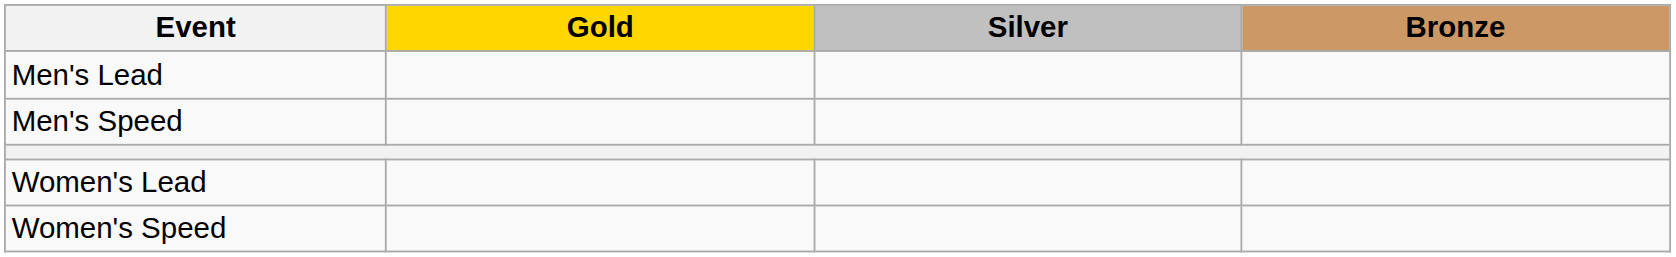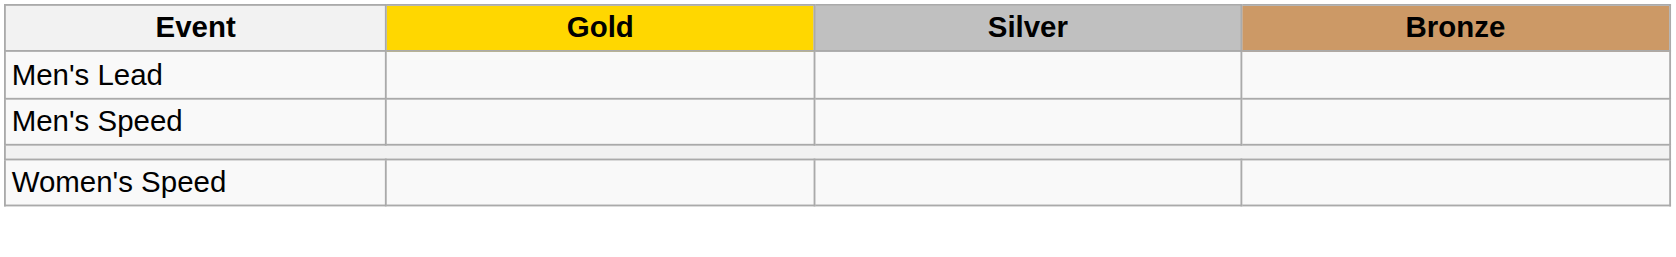- row: (109, 181)
